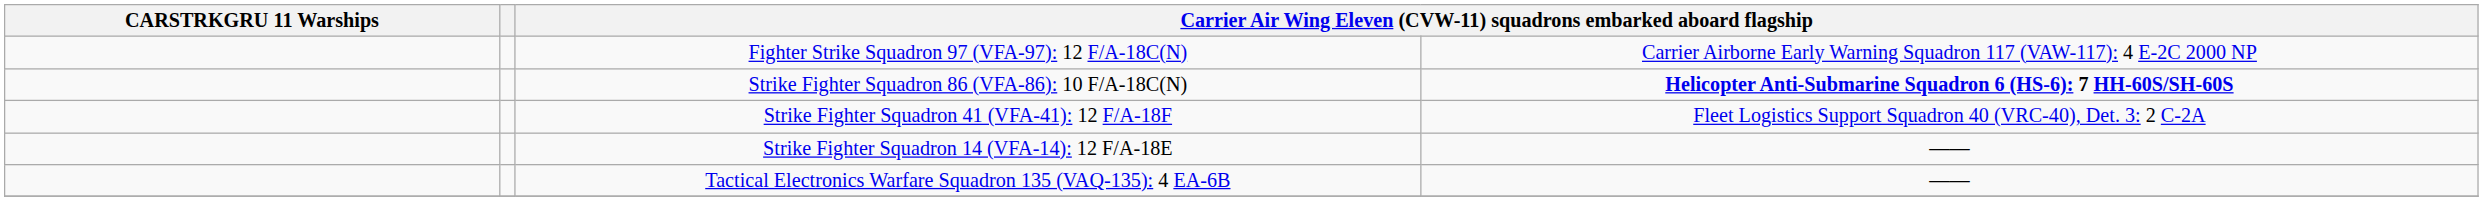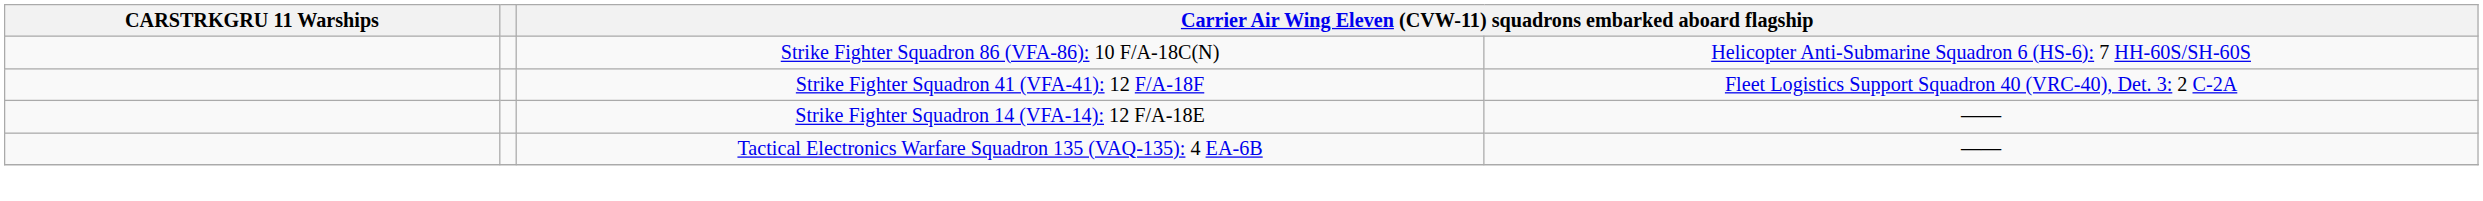- row: (968, 52)
(1949, 84) bold -> (1981, 52) normal
